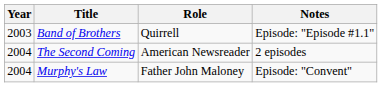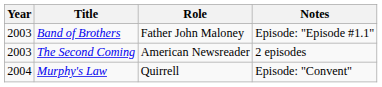(160, 33) Quirrell -> (192, 33) Father John Maloney
(19, 52) 2004 -> (19, 52) 2003
(192, 71) Father John Maloney -> (160, 71) Quirrell
